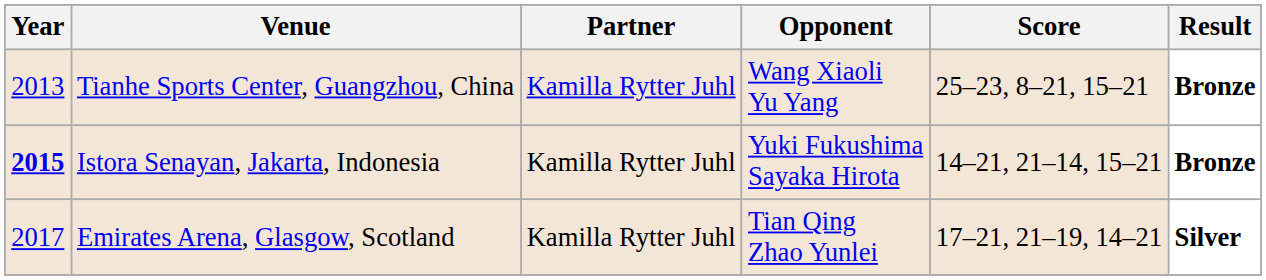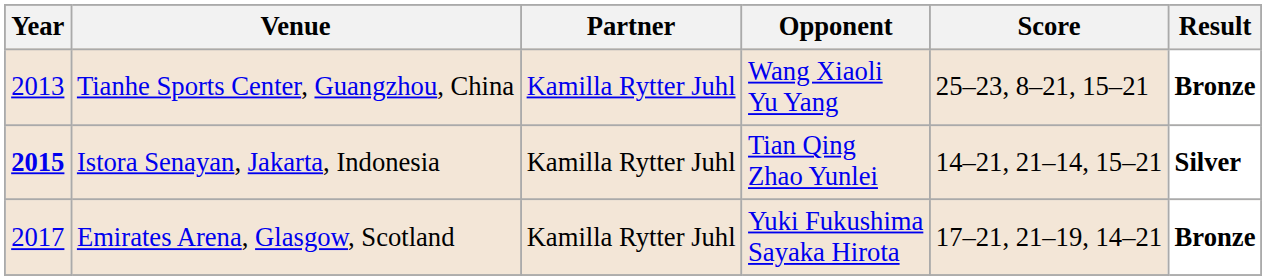(836, 161) Yuki Fukushima Sayaka Hirota -> (813, 161) Tian Qing Zhao Yunlei
(1215, 161) Bronze -> (1208, 161) Silver
(813, 237) Tian Qing Zhao Yunlei -> (836, 237) Yuki Fukushima Sayaka Hirota
(1208, 237) Silver -> (1215, 237) Bronze
